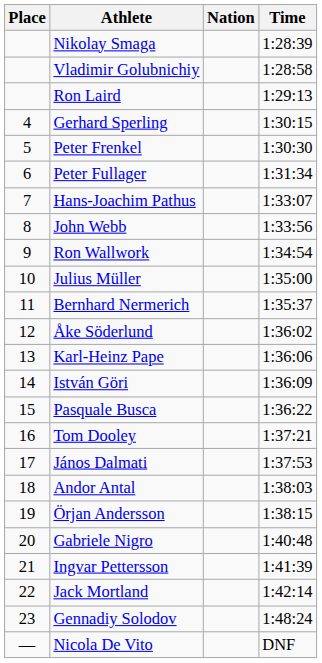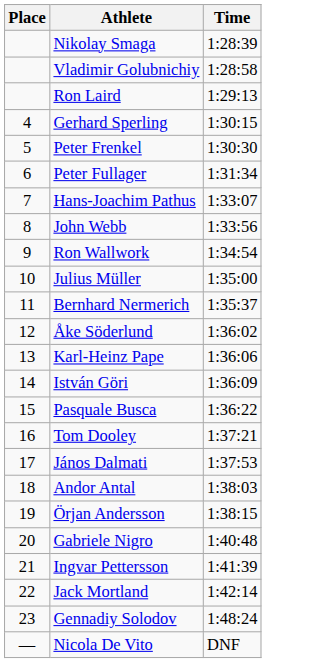- column: (231, 17)
